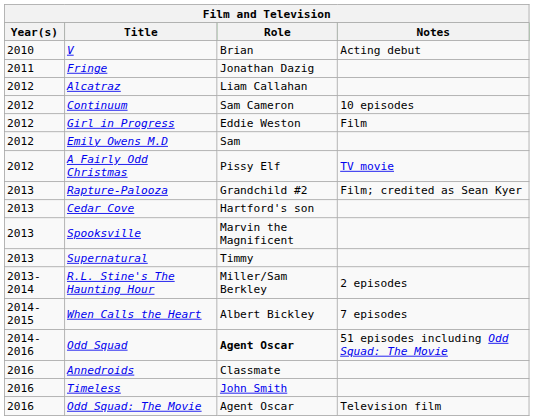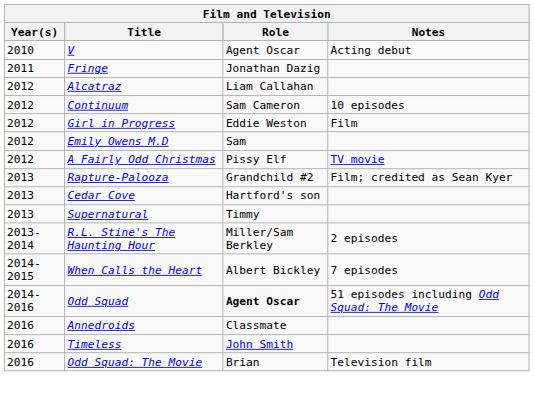(237, 50) Brian -> (263, 50) Agent Oscar
- row: (104, 233)
(257, 406) Agent Oscar -> (243, 362) Brian
